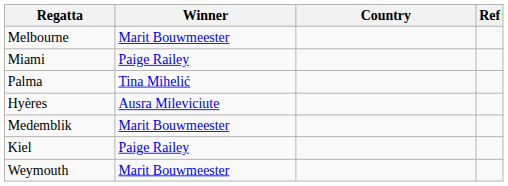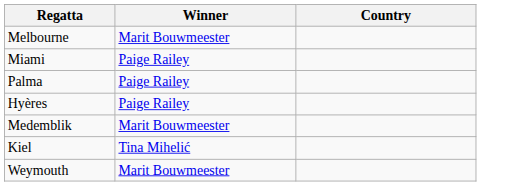- column: (490, 15)
(154, 81) Tina Mihelić -> (154, 81) Paige Railey
(169, 103) Ausra Mileviciute -> (154, 103) Paige Railey
(154, 147) Paige Railey -> (154, 147) Tina Mihelić
